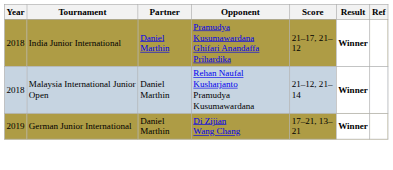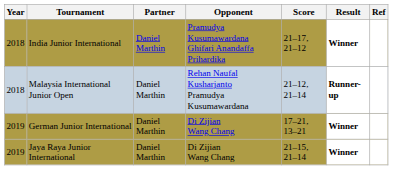(353, 90) Winner -> (345, 90) Runner-up
+ row: (60, 152)
